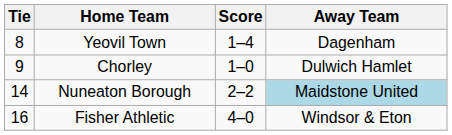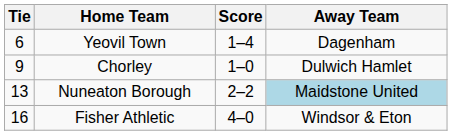(19, 42) 8 -> (19, 42) 6
(19, 92) 14 -> (19, 92) 13
